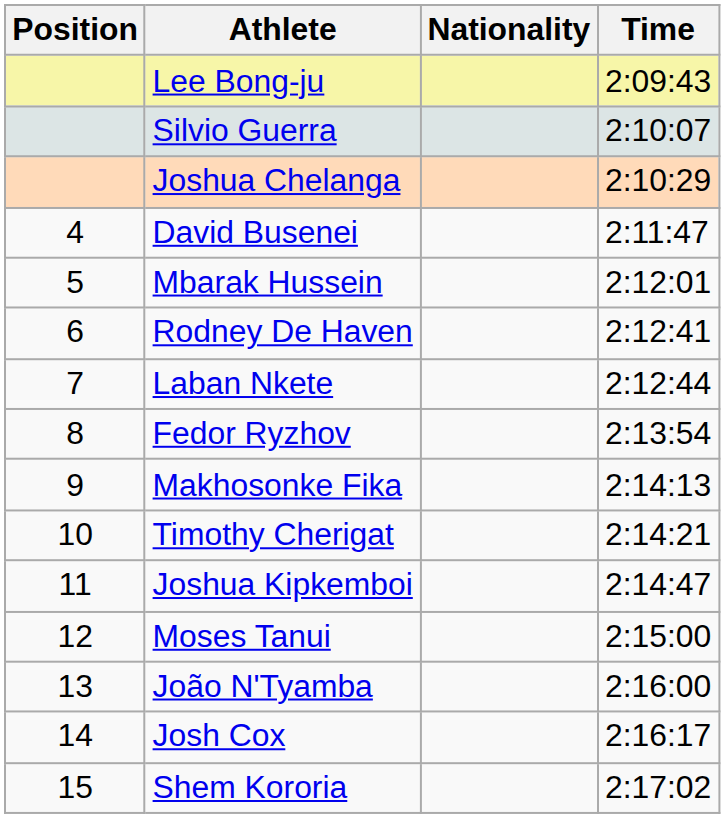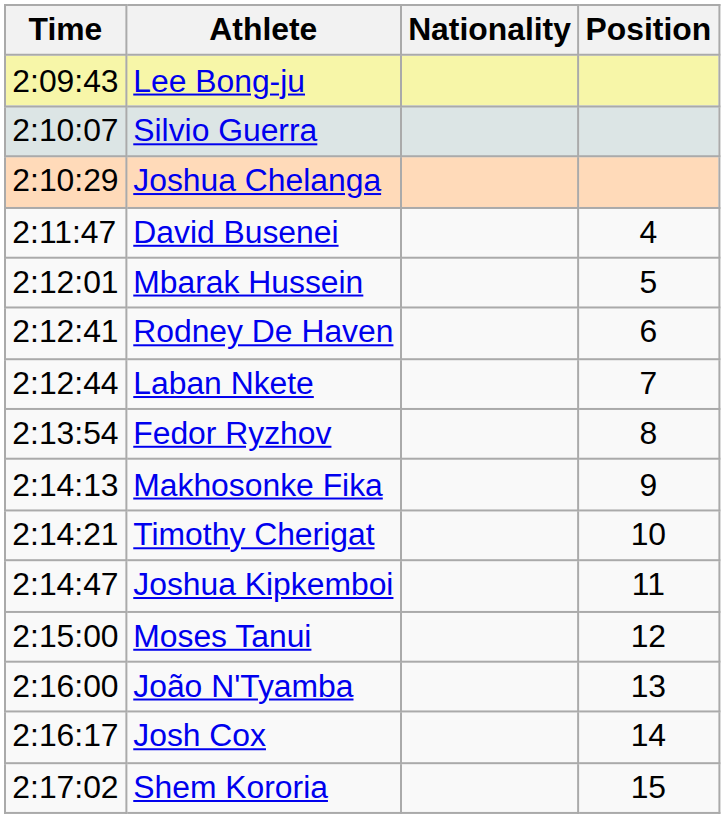columns swapped: (75, 29) <-> (658, 29)
